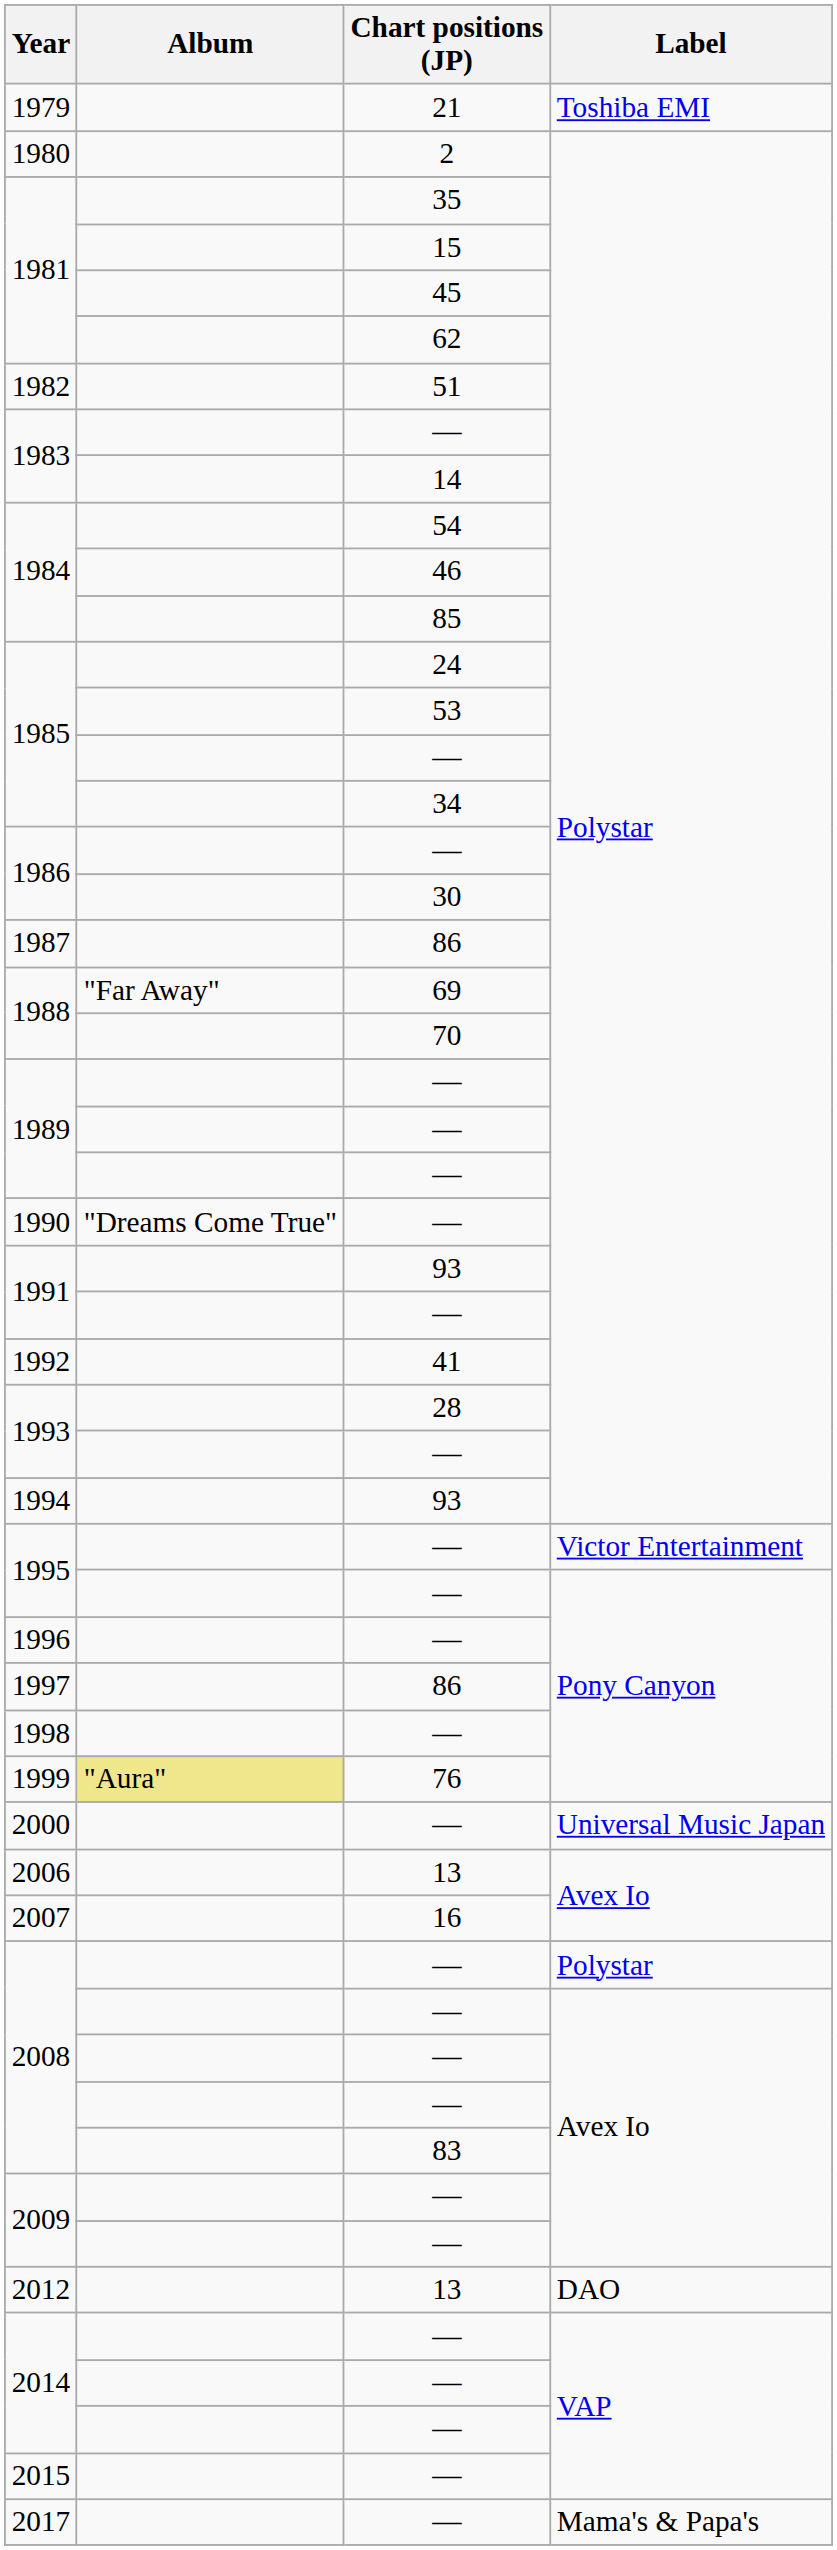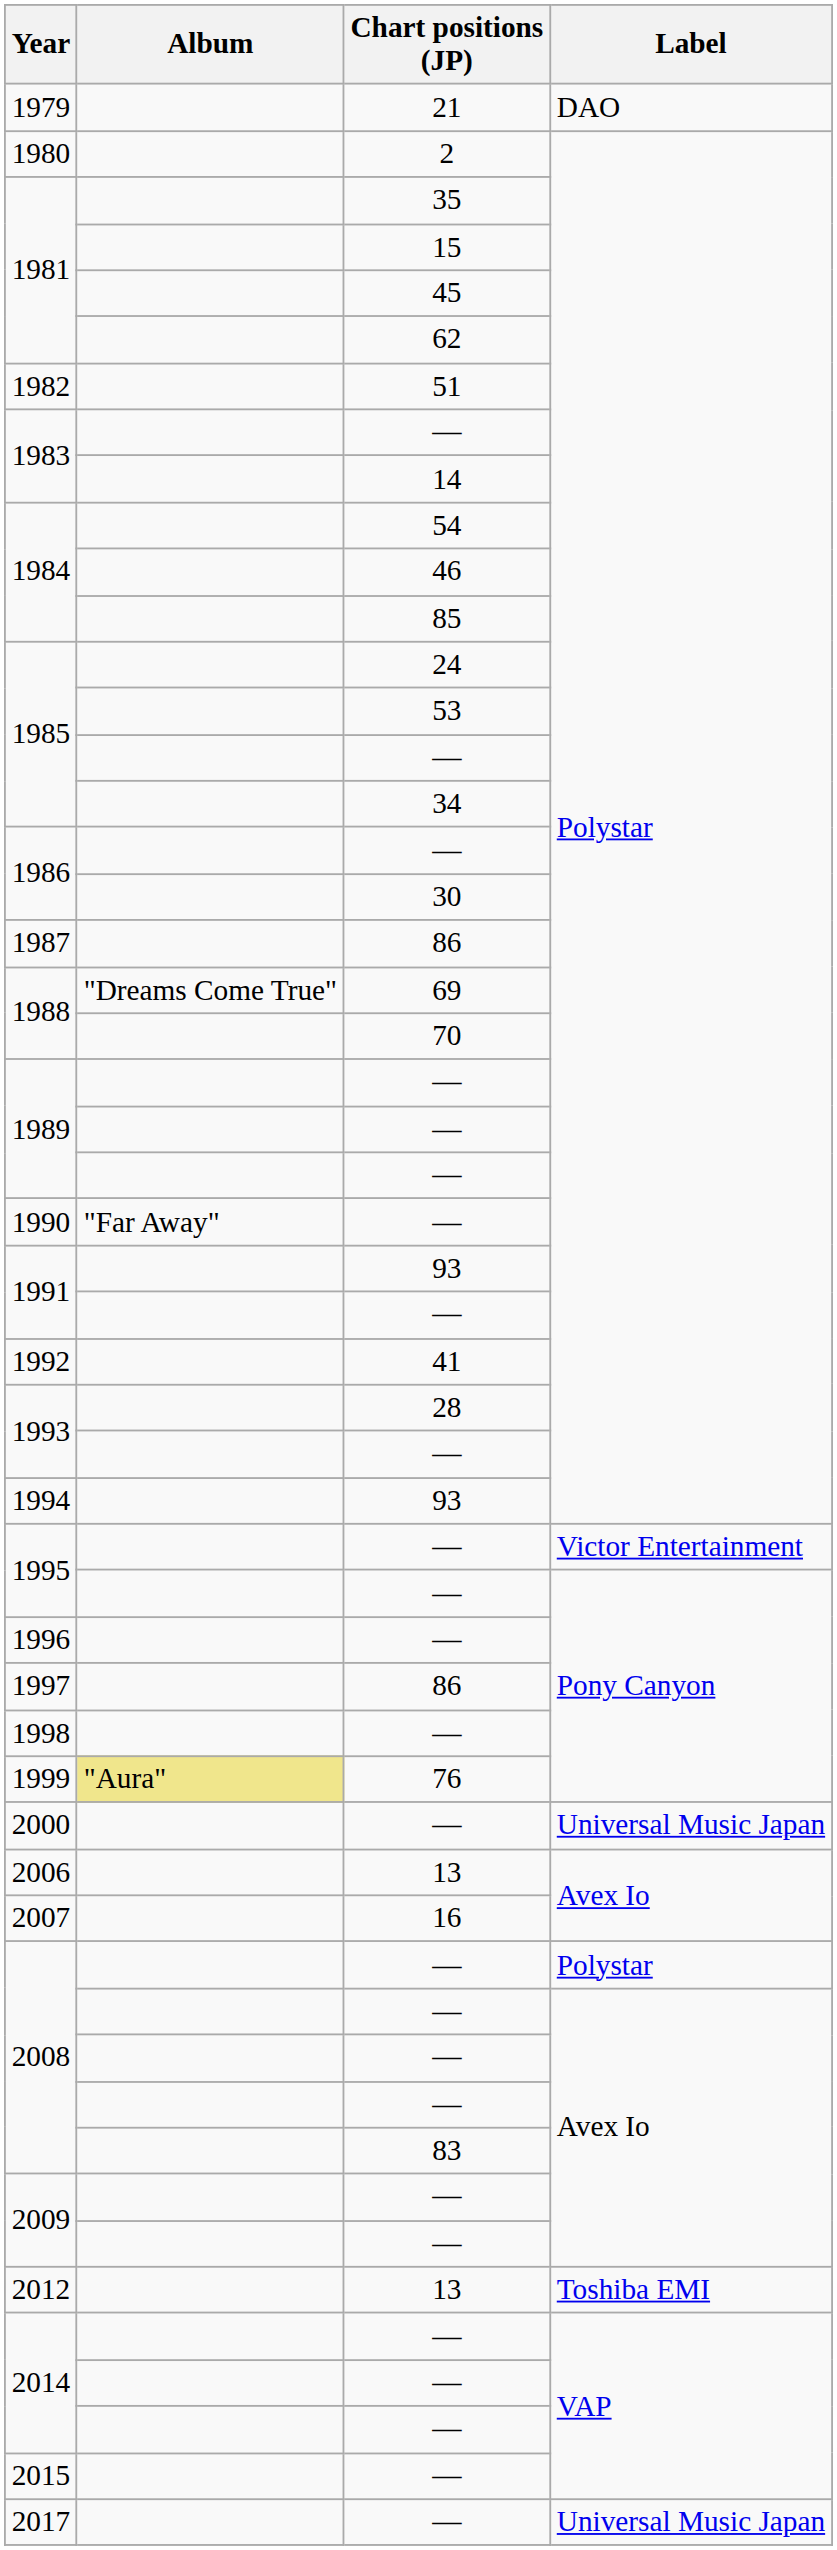(633, 107) Toshiba EMI -> (588, 107) DAO
(152, 989) "Far Away" -> (210, 989) "Dreams Come True"
(210, 1221) "Dreams Come True" -> (152, 1221) "Far Away"
(588, 2289) DAO -> (633, 2289) Toshiba EMI
(658, 2521) Mama's & Papa's -> (691, 2521) Universal Music Japan
